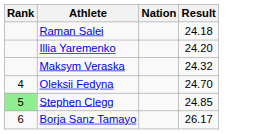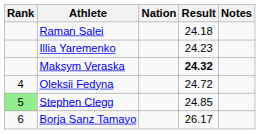+ column: (237, 13)
(199, 48) 24.20 -> (199, 48) 24.23
(199, 66) normal -> (199, 66) bold
(199, 84) 24.70 -> (199, 84) 24.72
